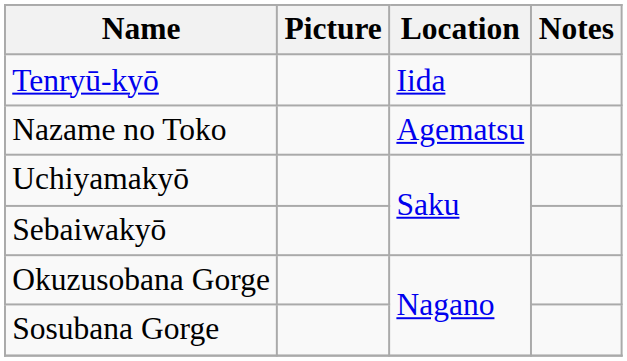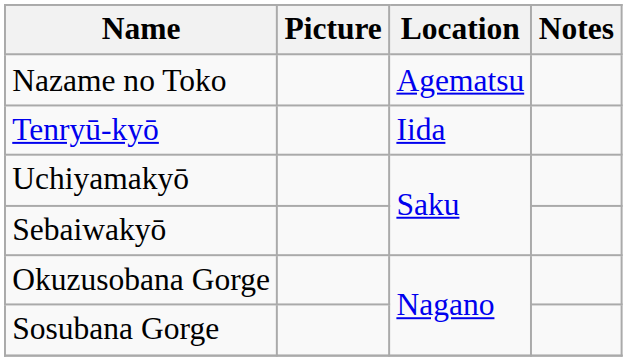rows swapped: (86, 79) <-> (119, 129)
